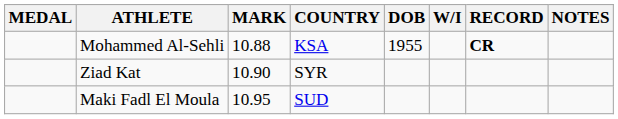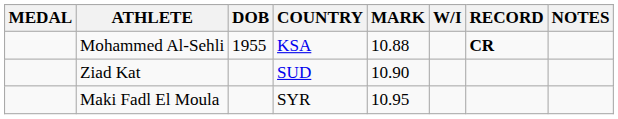columns swapped: (407, 18) <-> (259, 18)
(311, 72) SYR -> (294, 72) SUD
(311, 99) SUD -> (294, 99) SYR
